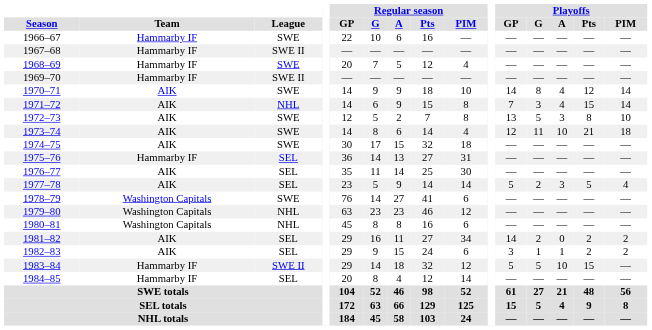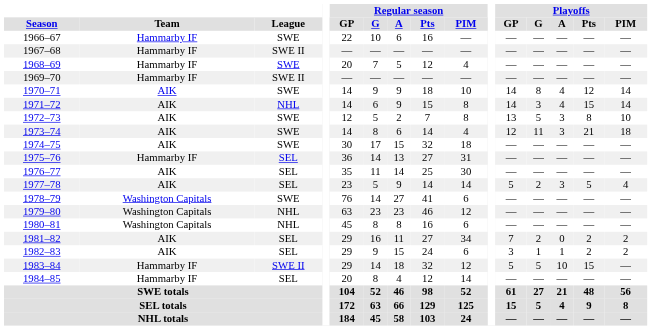(511, 104) 7 -> (511, 104) 14
(562, 131) 10 -> (562, 131) 3
(511, 238) 14 -> (511, 238) 7
